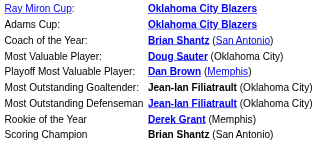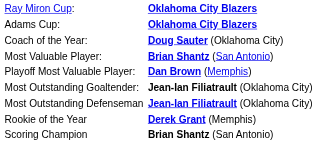(211, 40) Brian Shantz (San Antonio) -> (216, 40) Doug Sauter (Oklahoma City)
(216, 56) Doug Sauter (Oklahoma City) -> (211, 56) Brian Shantz (San Antonio)
